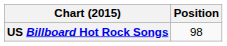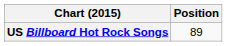(196, 31) 98 -> (196, 31) 89
